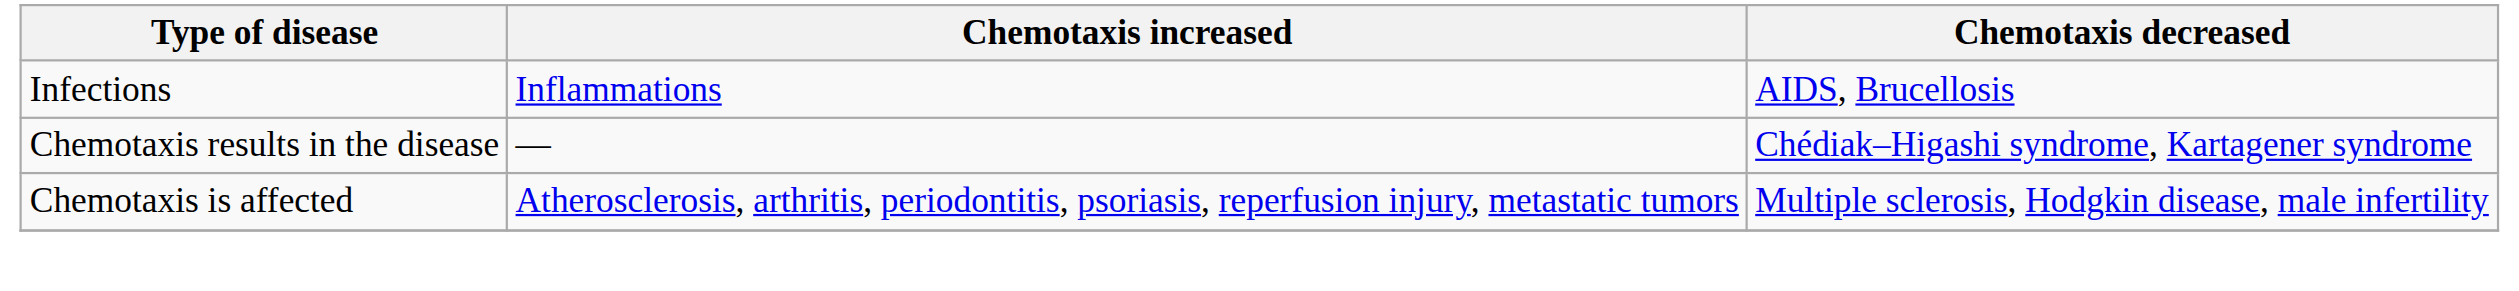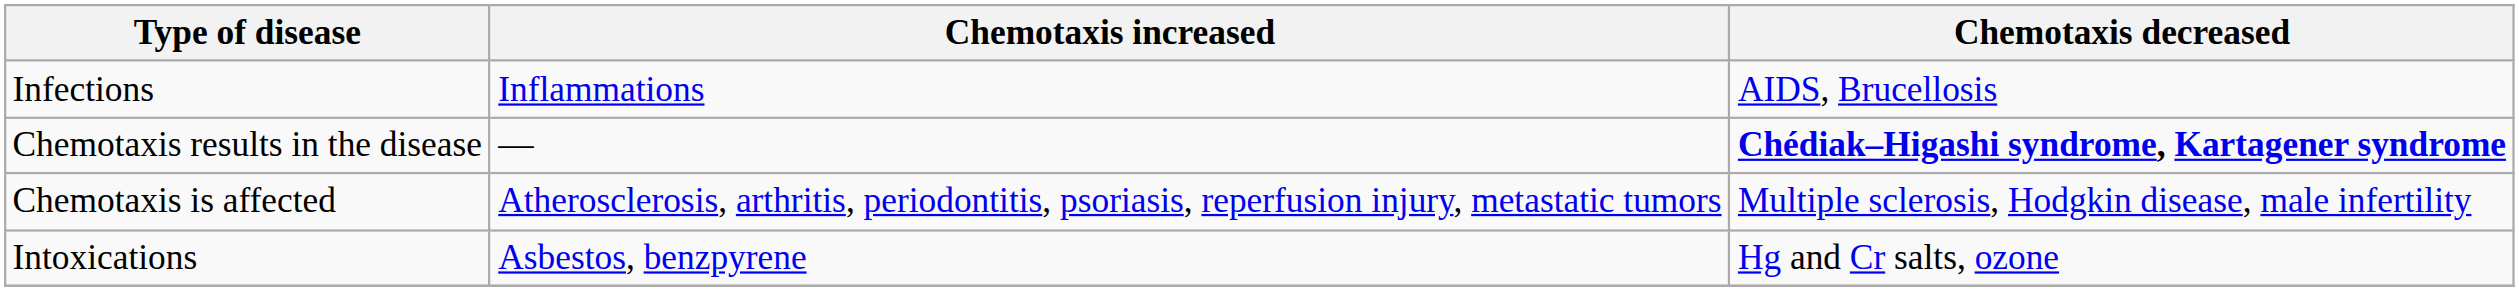(2114, 144) normal -> (2122, 144) bold
+ row: (105, 256)
